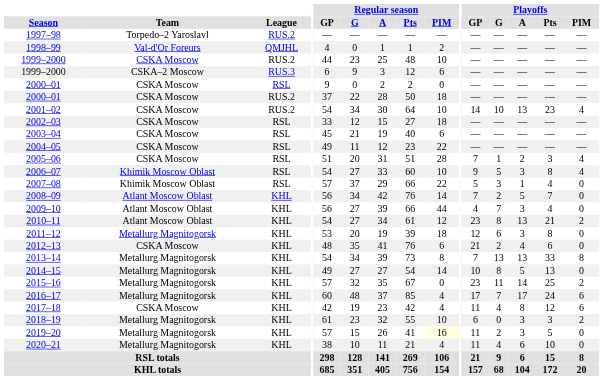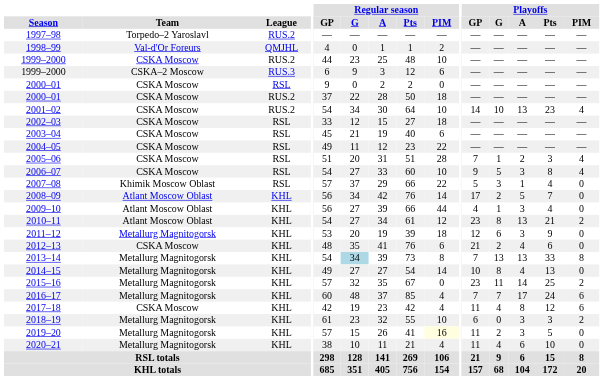(167, 171) Khimik Moscow Oblast -> (167, 171) CSKA Moscow
(475, 196) 7 -> (475, 196) 17
(499, 208) 7 -> (499, 208) 1
(550, 233) 8 -> (550, 233) 9
(355, 258) no background -> (355, 258) lightblue background
(522, 270) 5 -> (522, 270) 4
(475, 295) 17 -> (475, 295) 7
